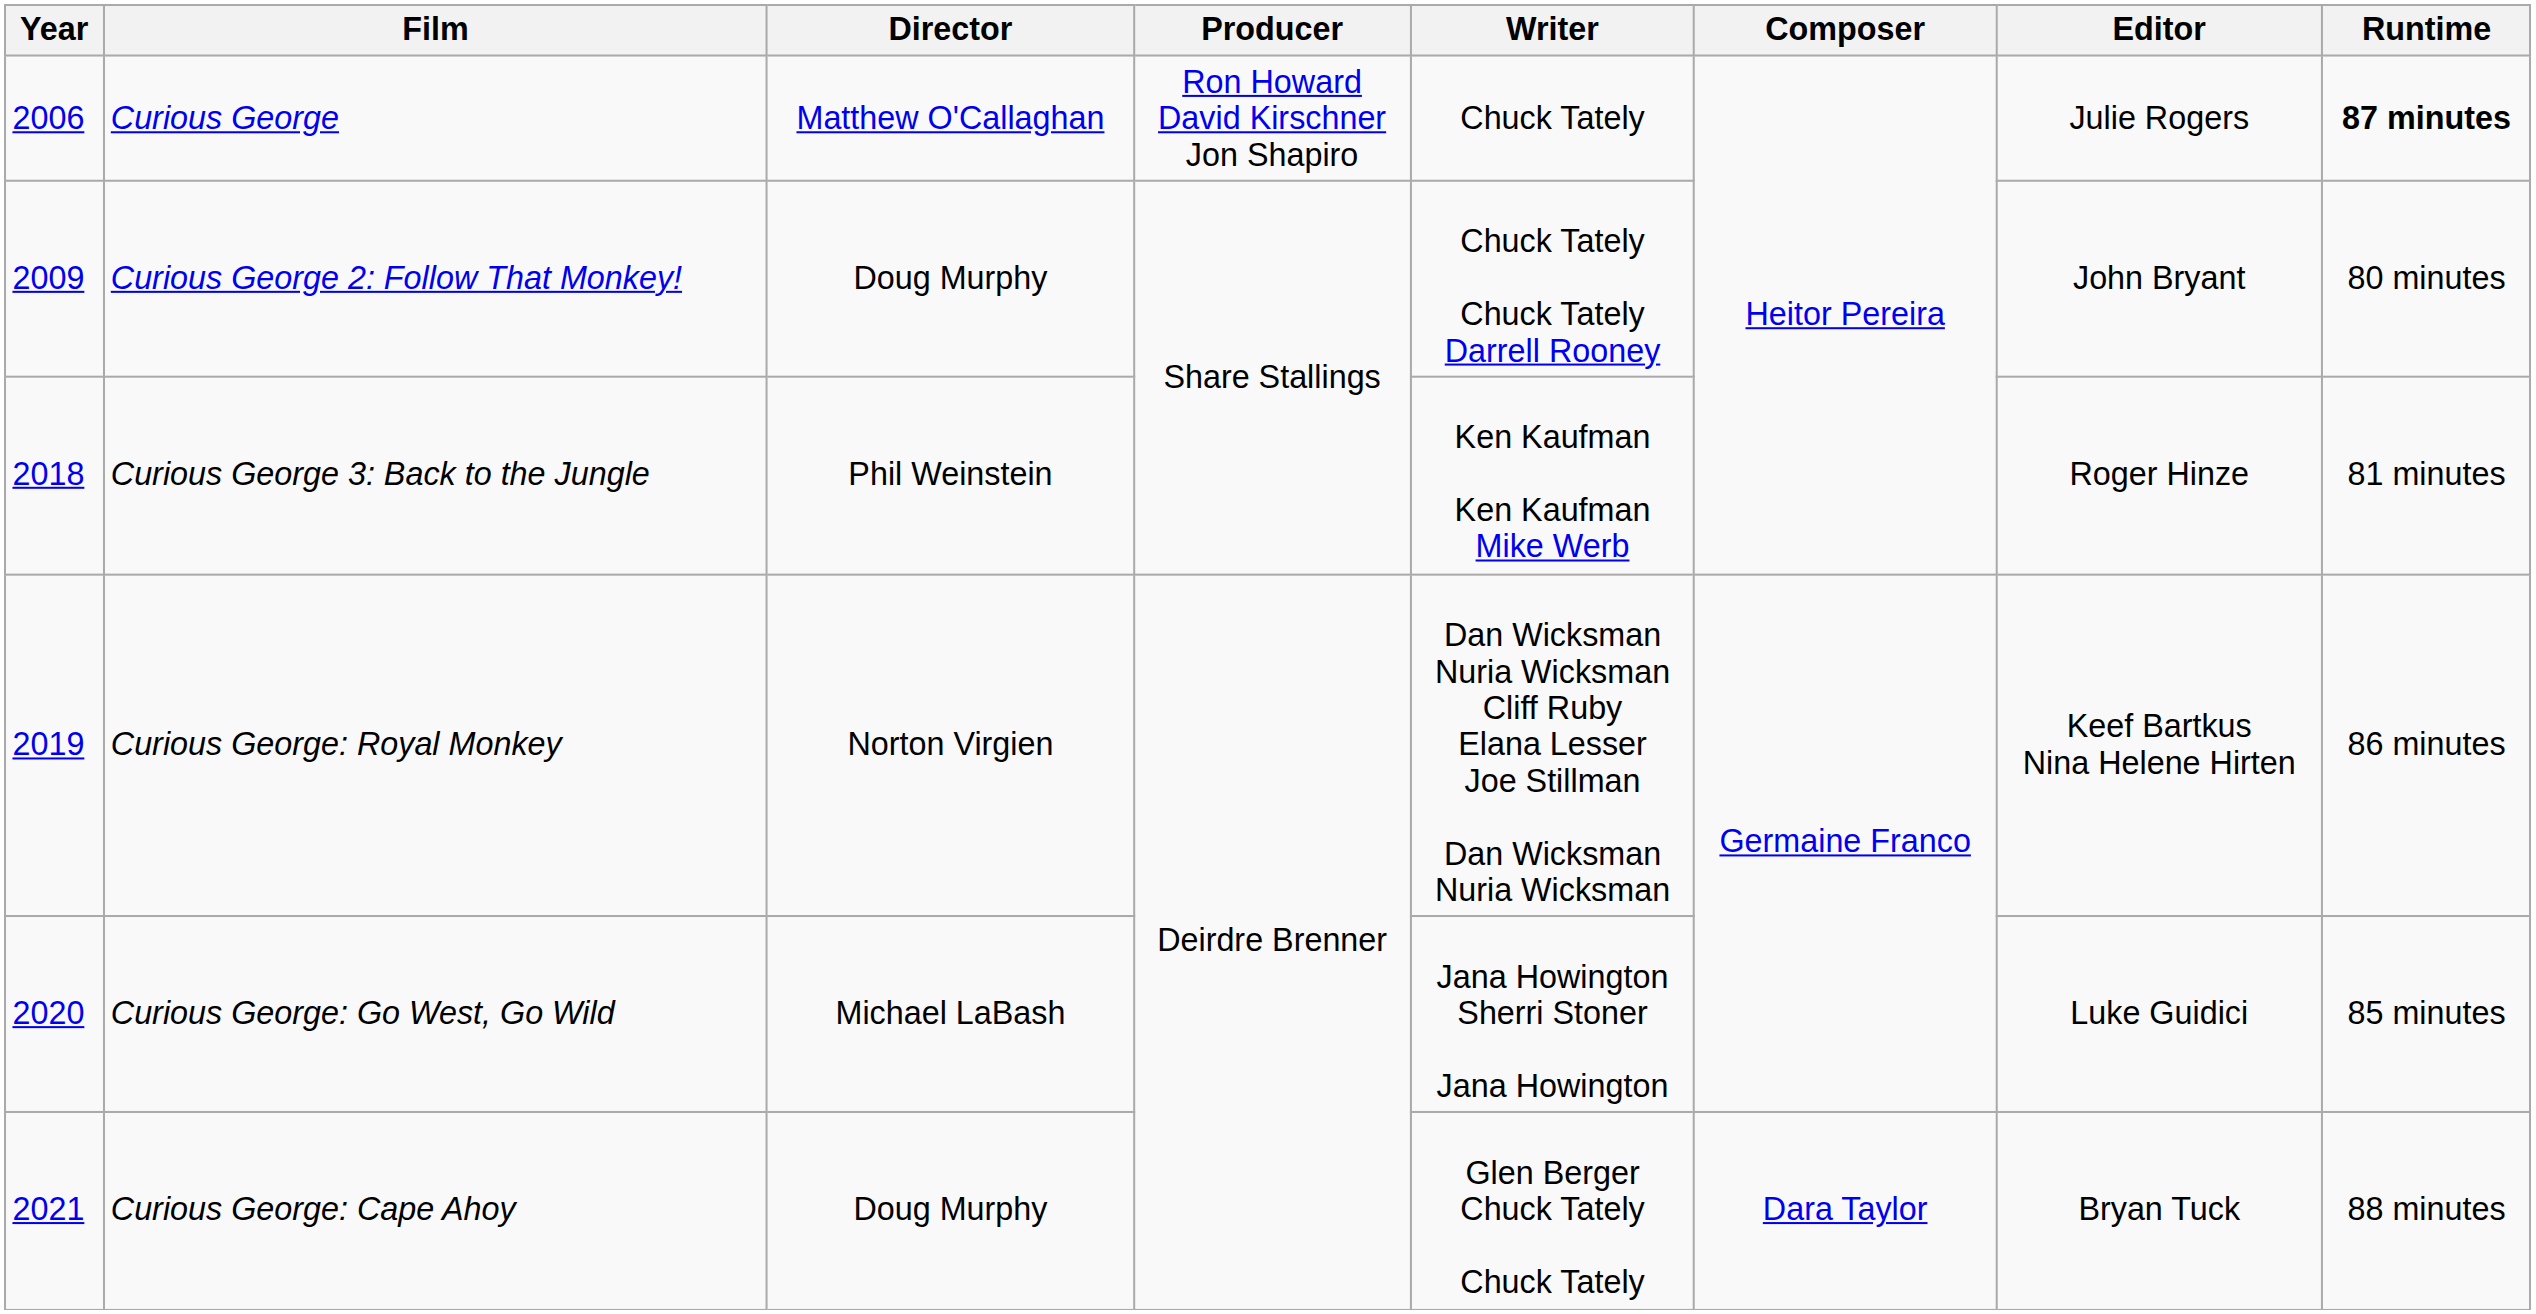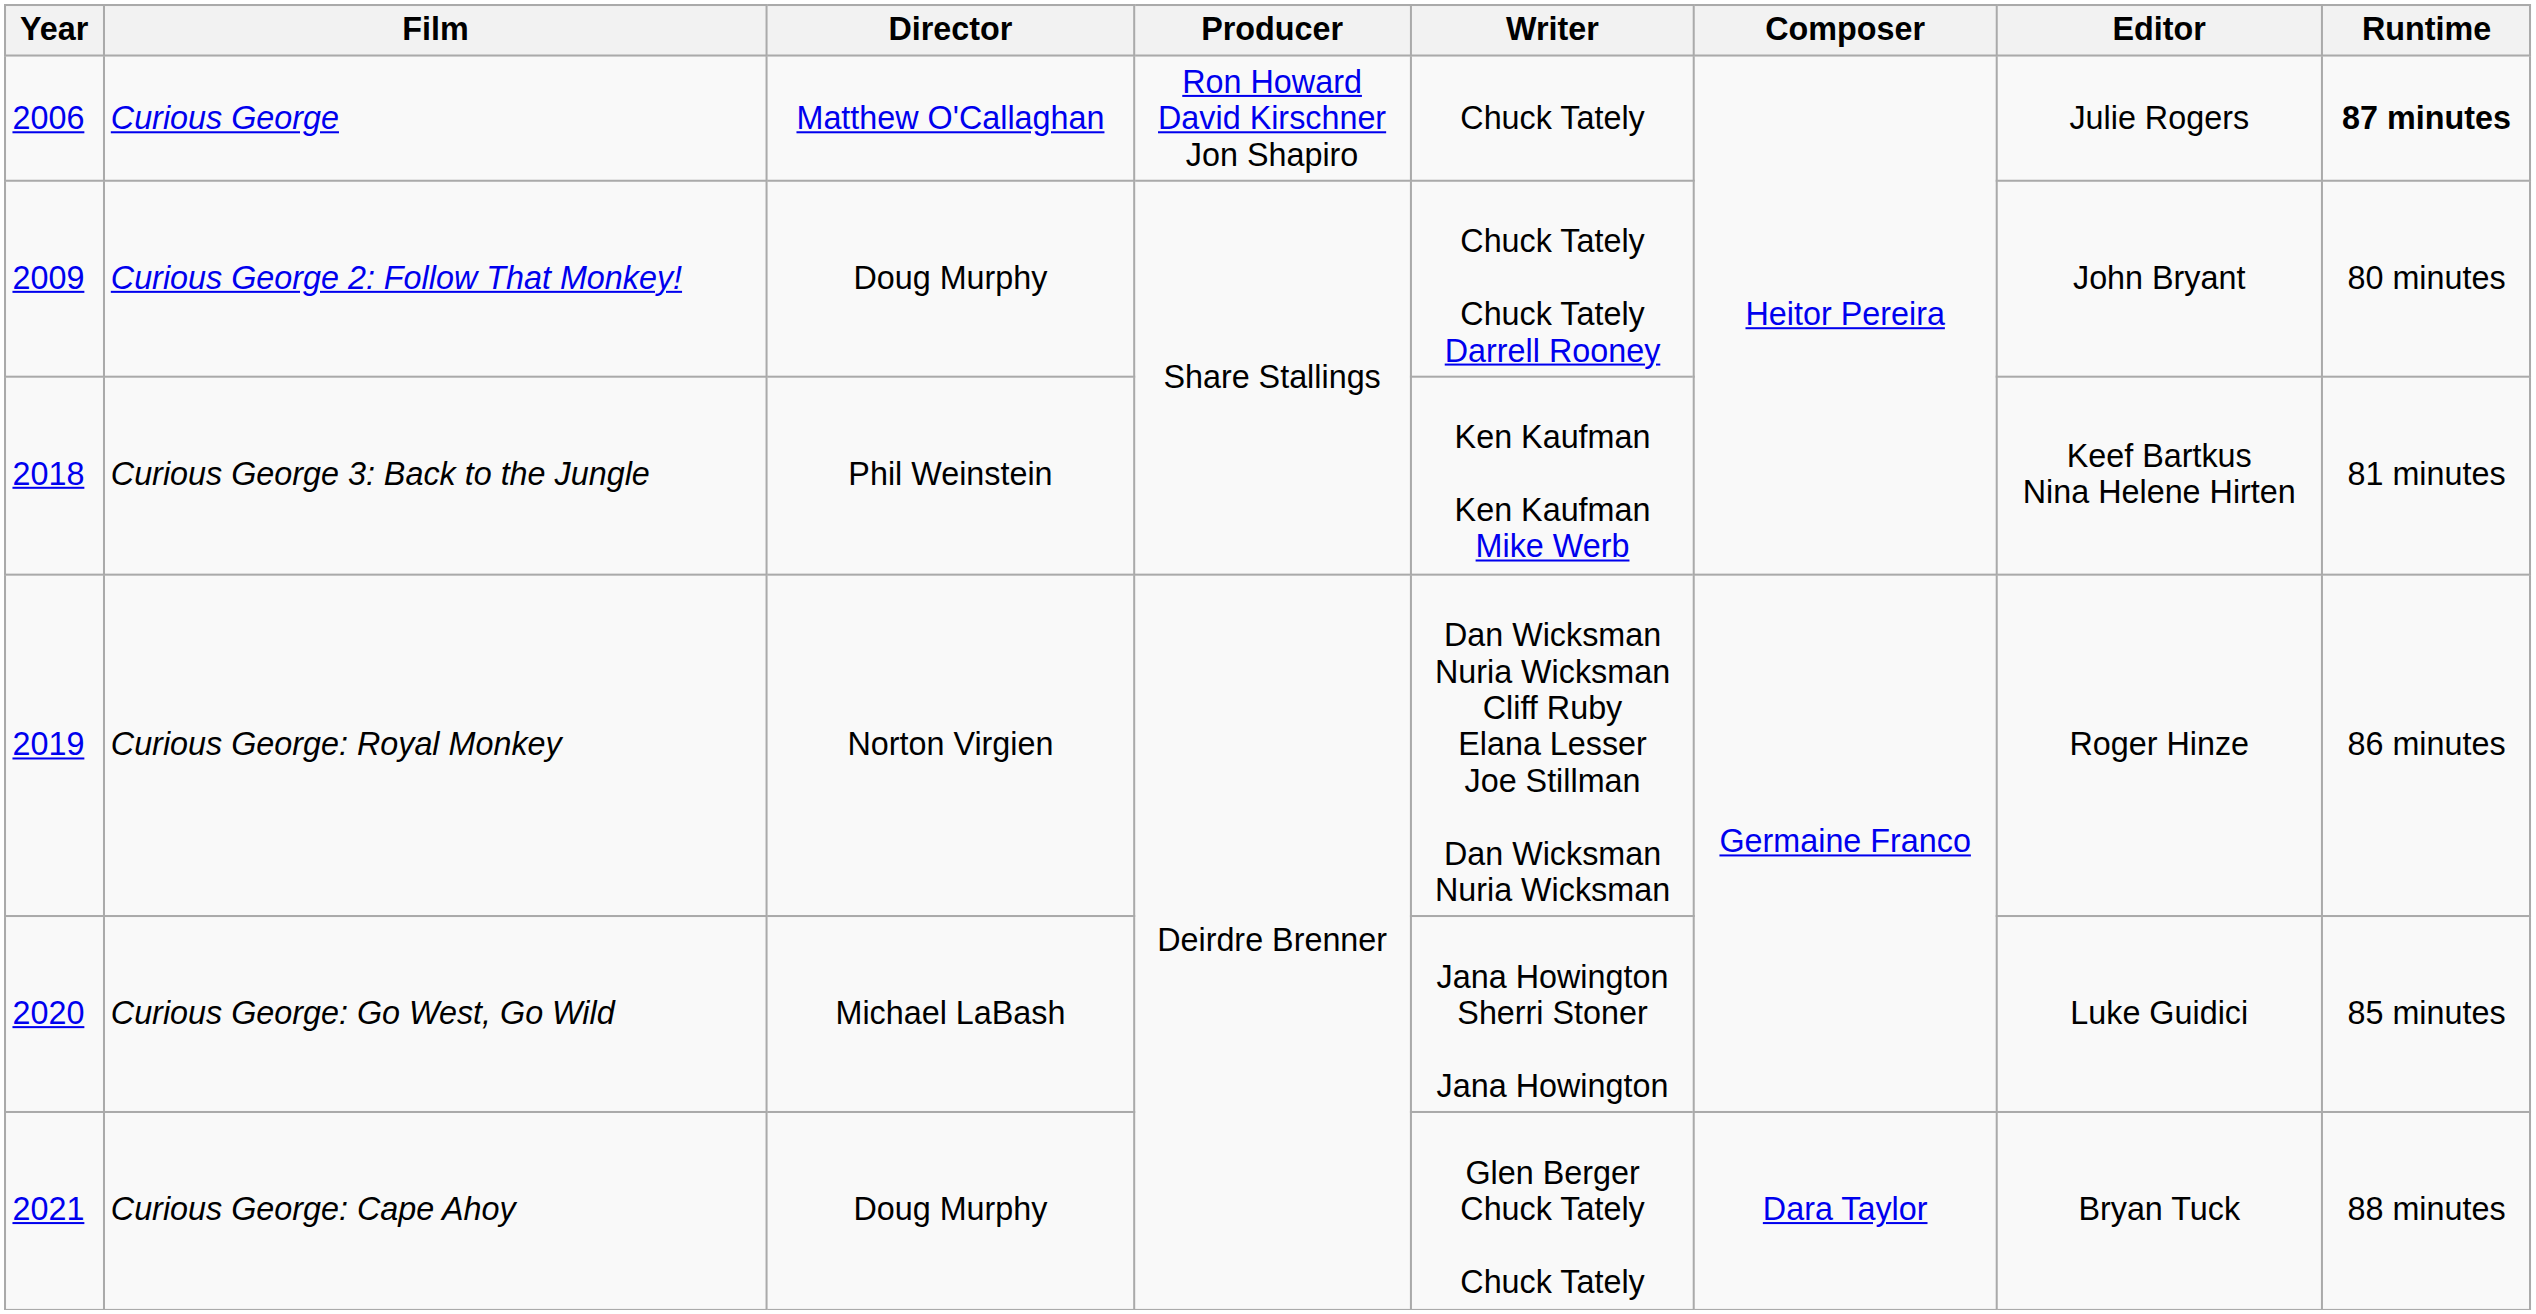(2159, 474) Roger Hinze -> (2159, 474) Keef Bartkus Nina Helene Hirten
(2159, 744) Keef Bartkus Nina Helene Hirten -> (2159, 744) Roger Hinze
